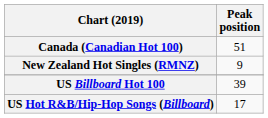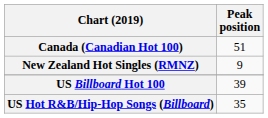(240, 103) 17 -> (240, 103) 35
